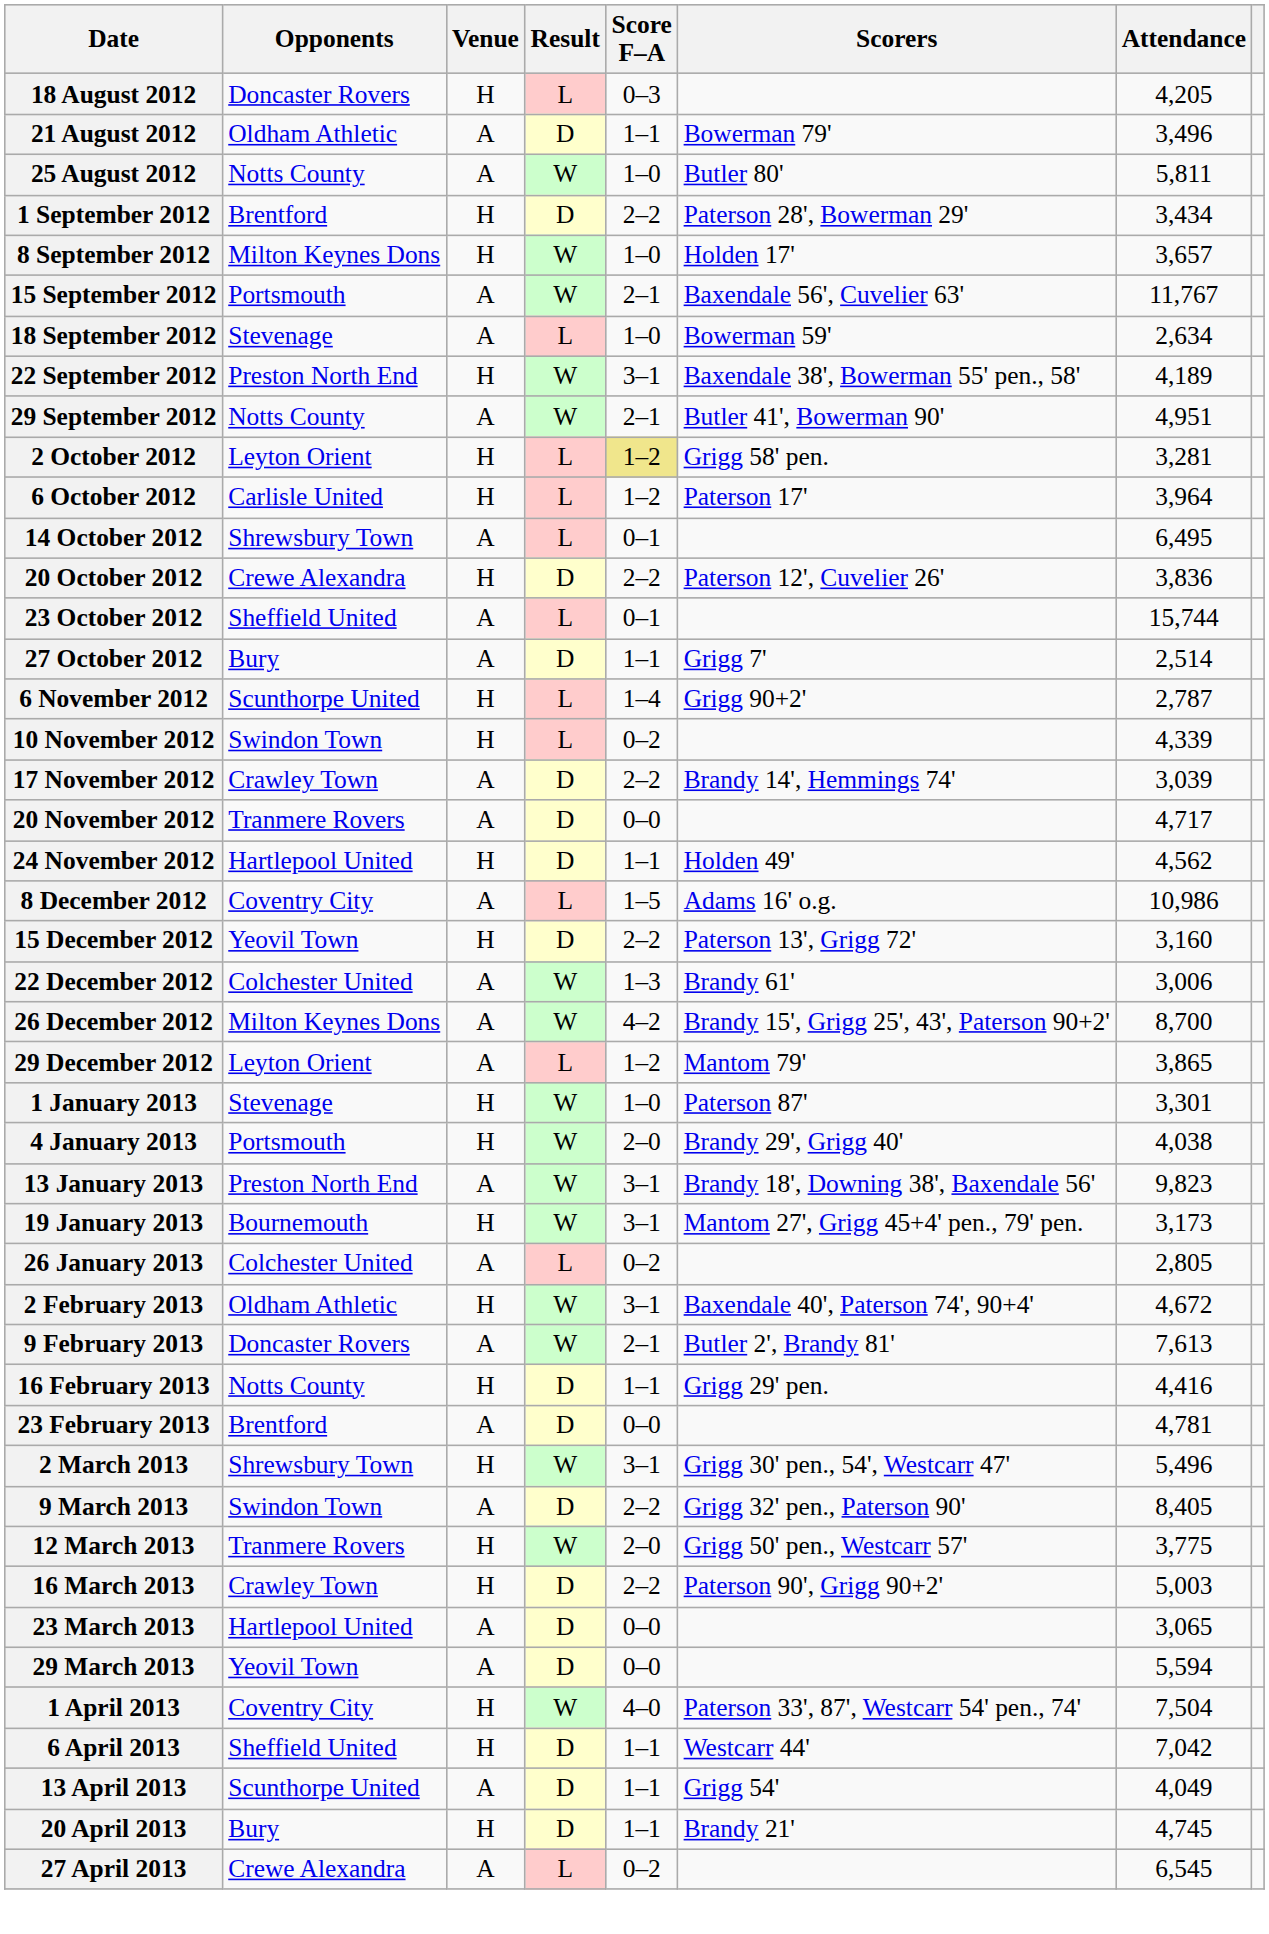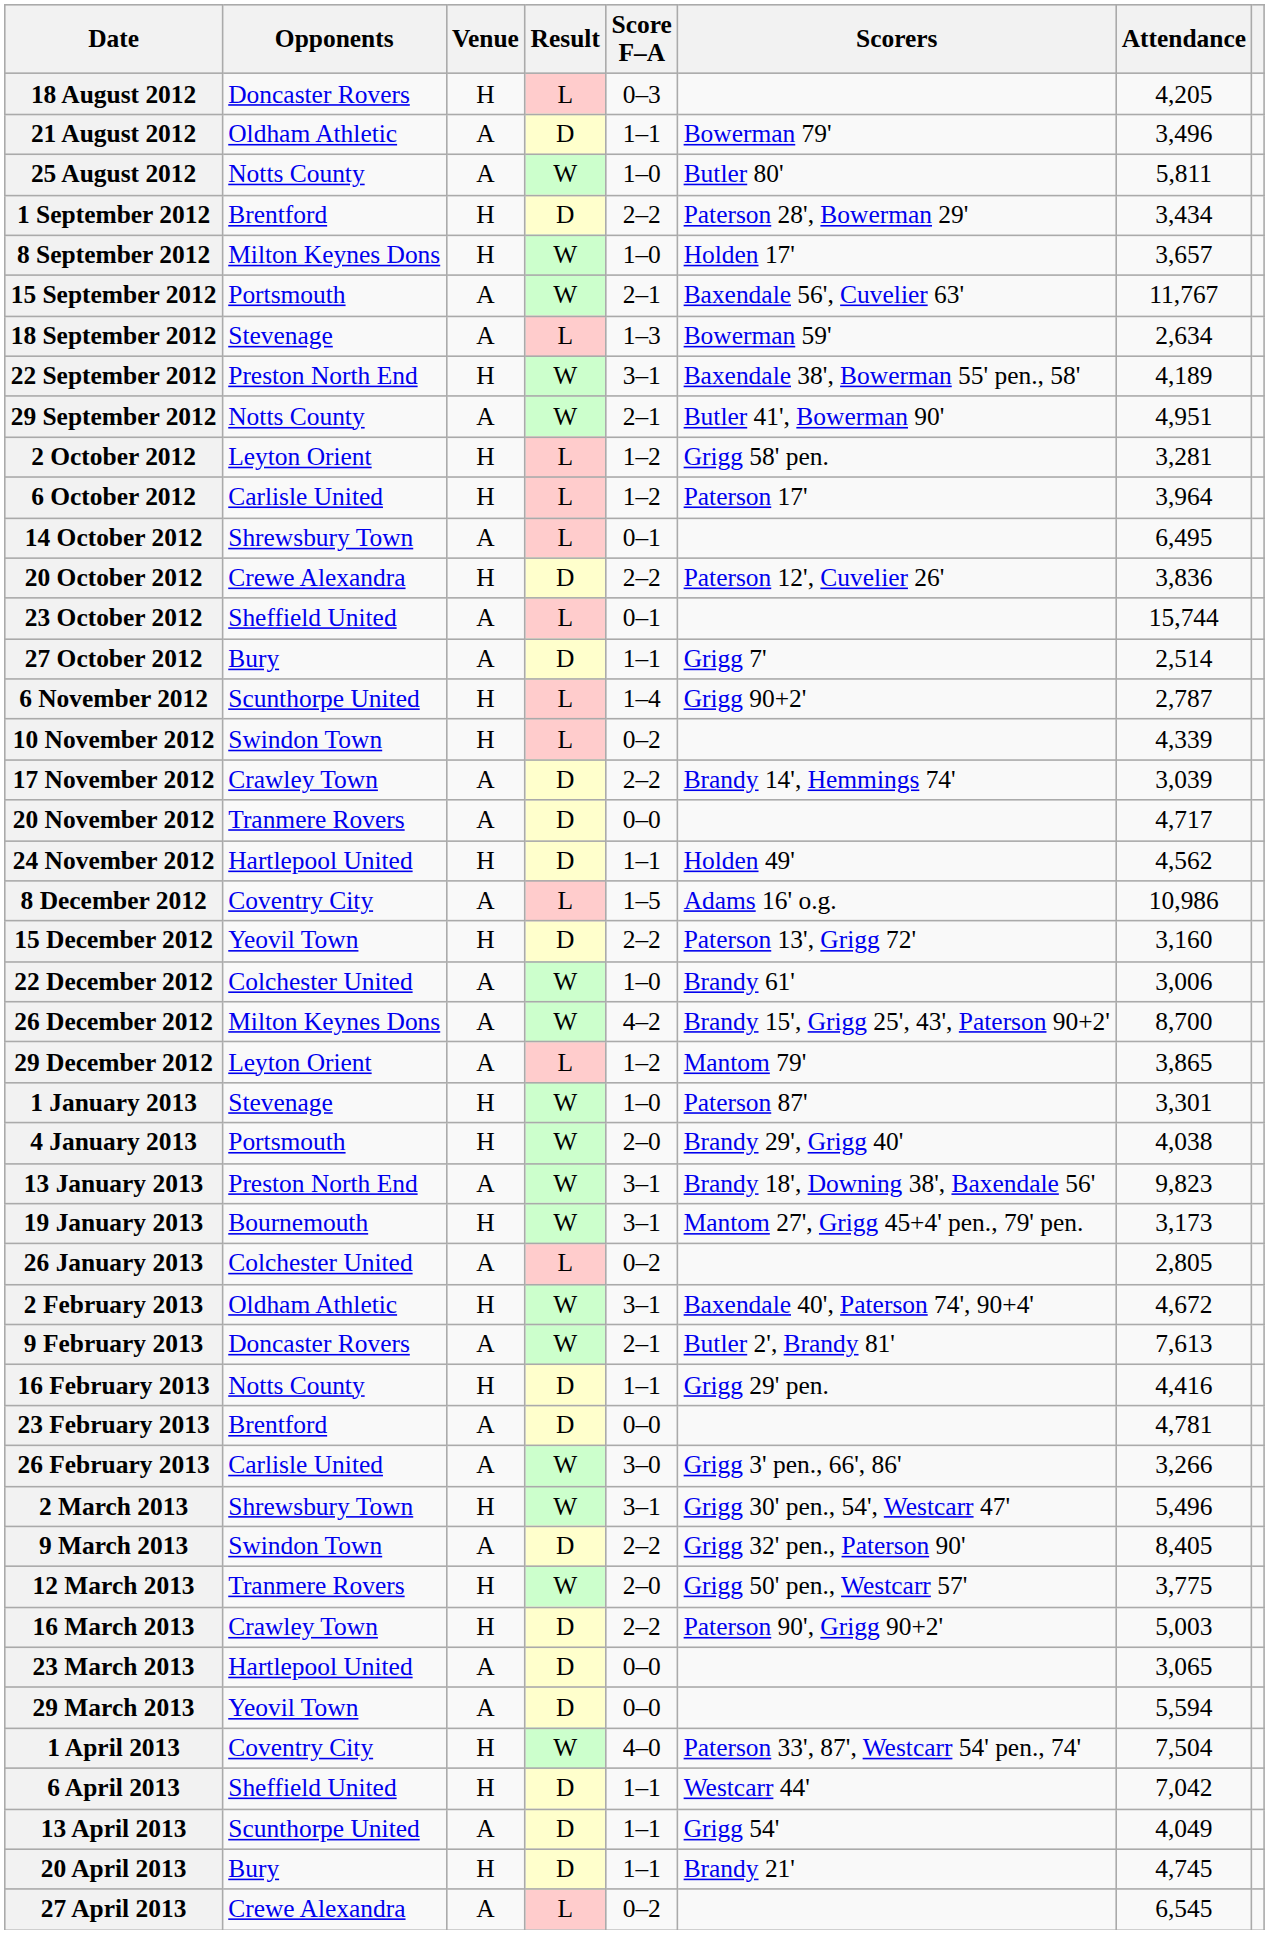(642, 335) 1–0 -> (642, 335) 1–3
(642, 456) khaki background -> (642, 456) no background
(642, 981) 1–3 -> (642, 981) 1–0
+ row: (114, 1465)
